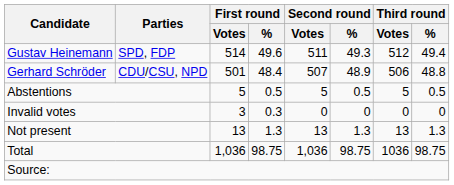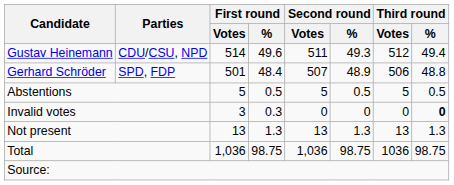(147, 53) SPD, FDP -> (163, 53) CDU/CSU, NPD
(163, 72) CDU/CSU, NPD -> (147, 72) SPD, FDP
(442, 111) normal -> (442, 111) bold
